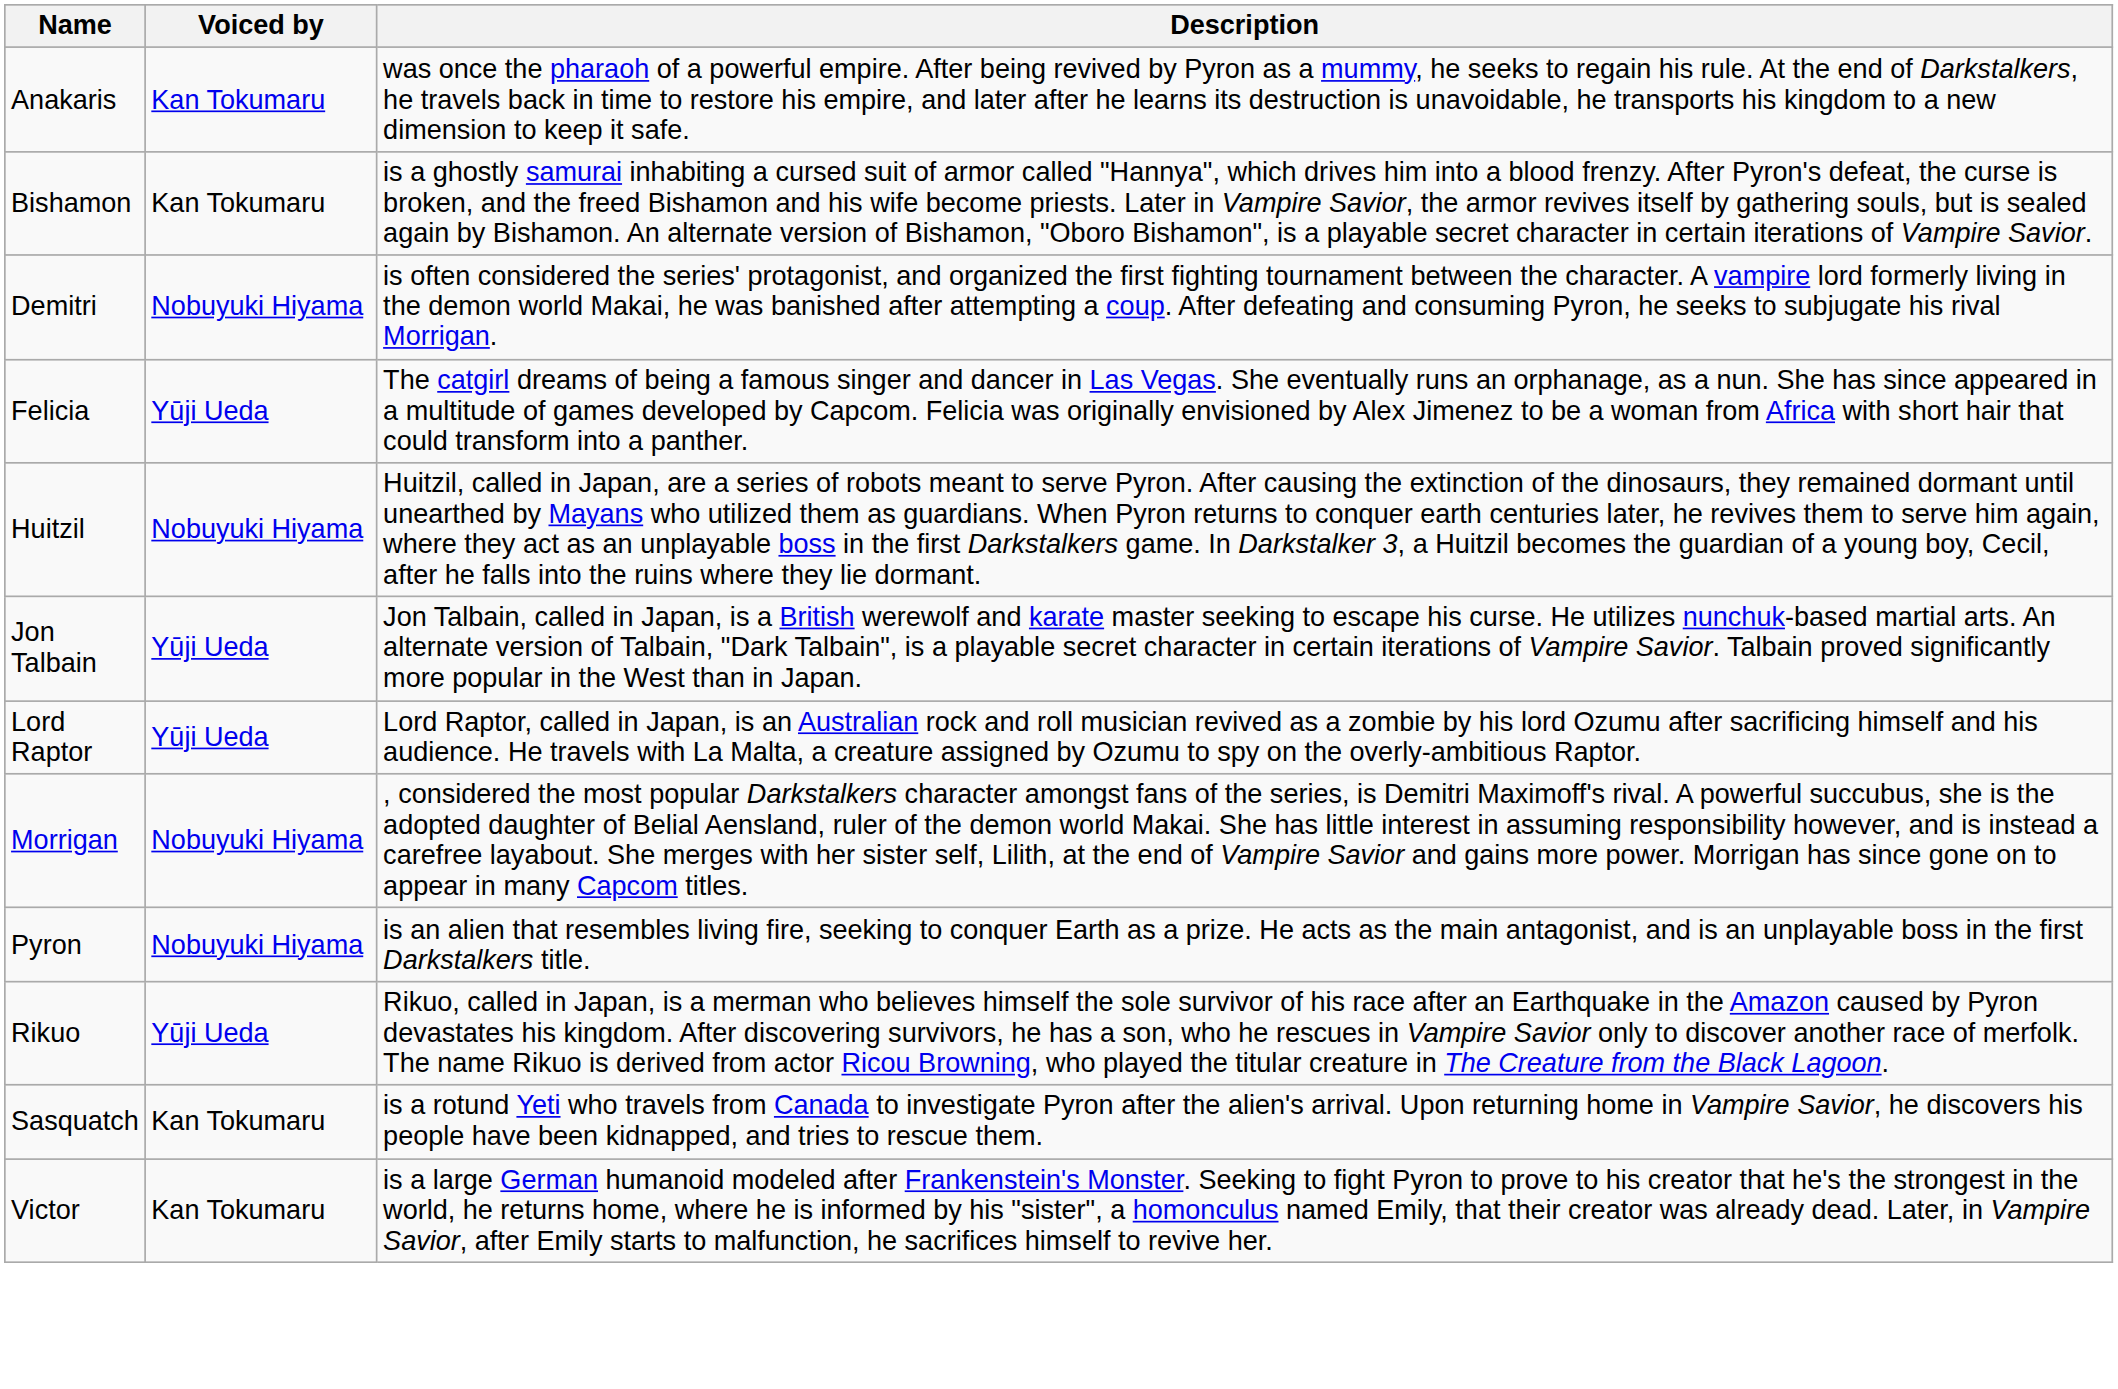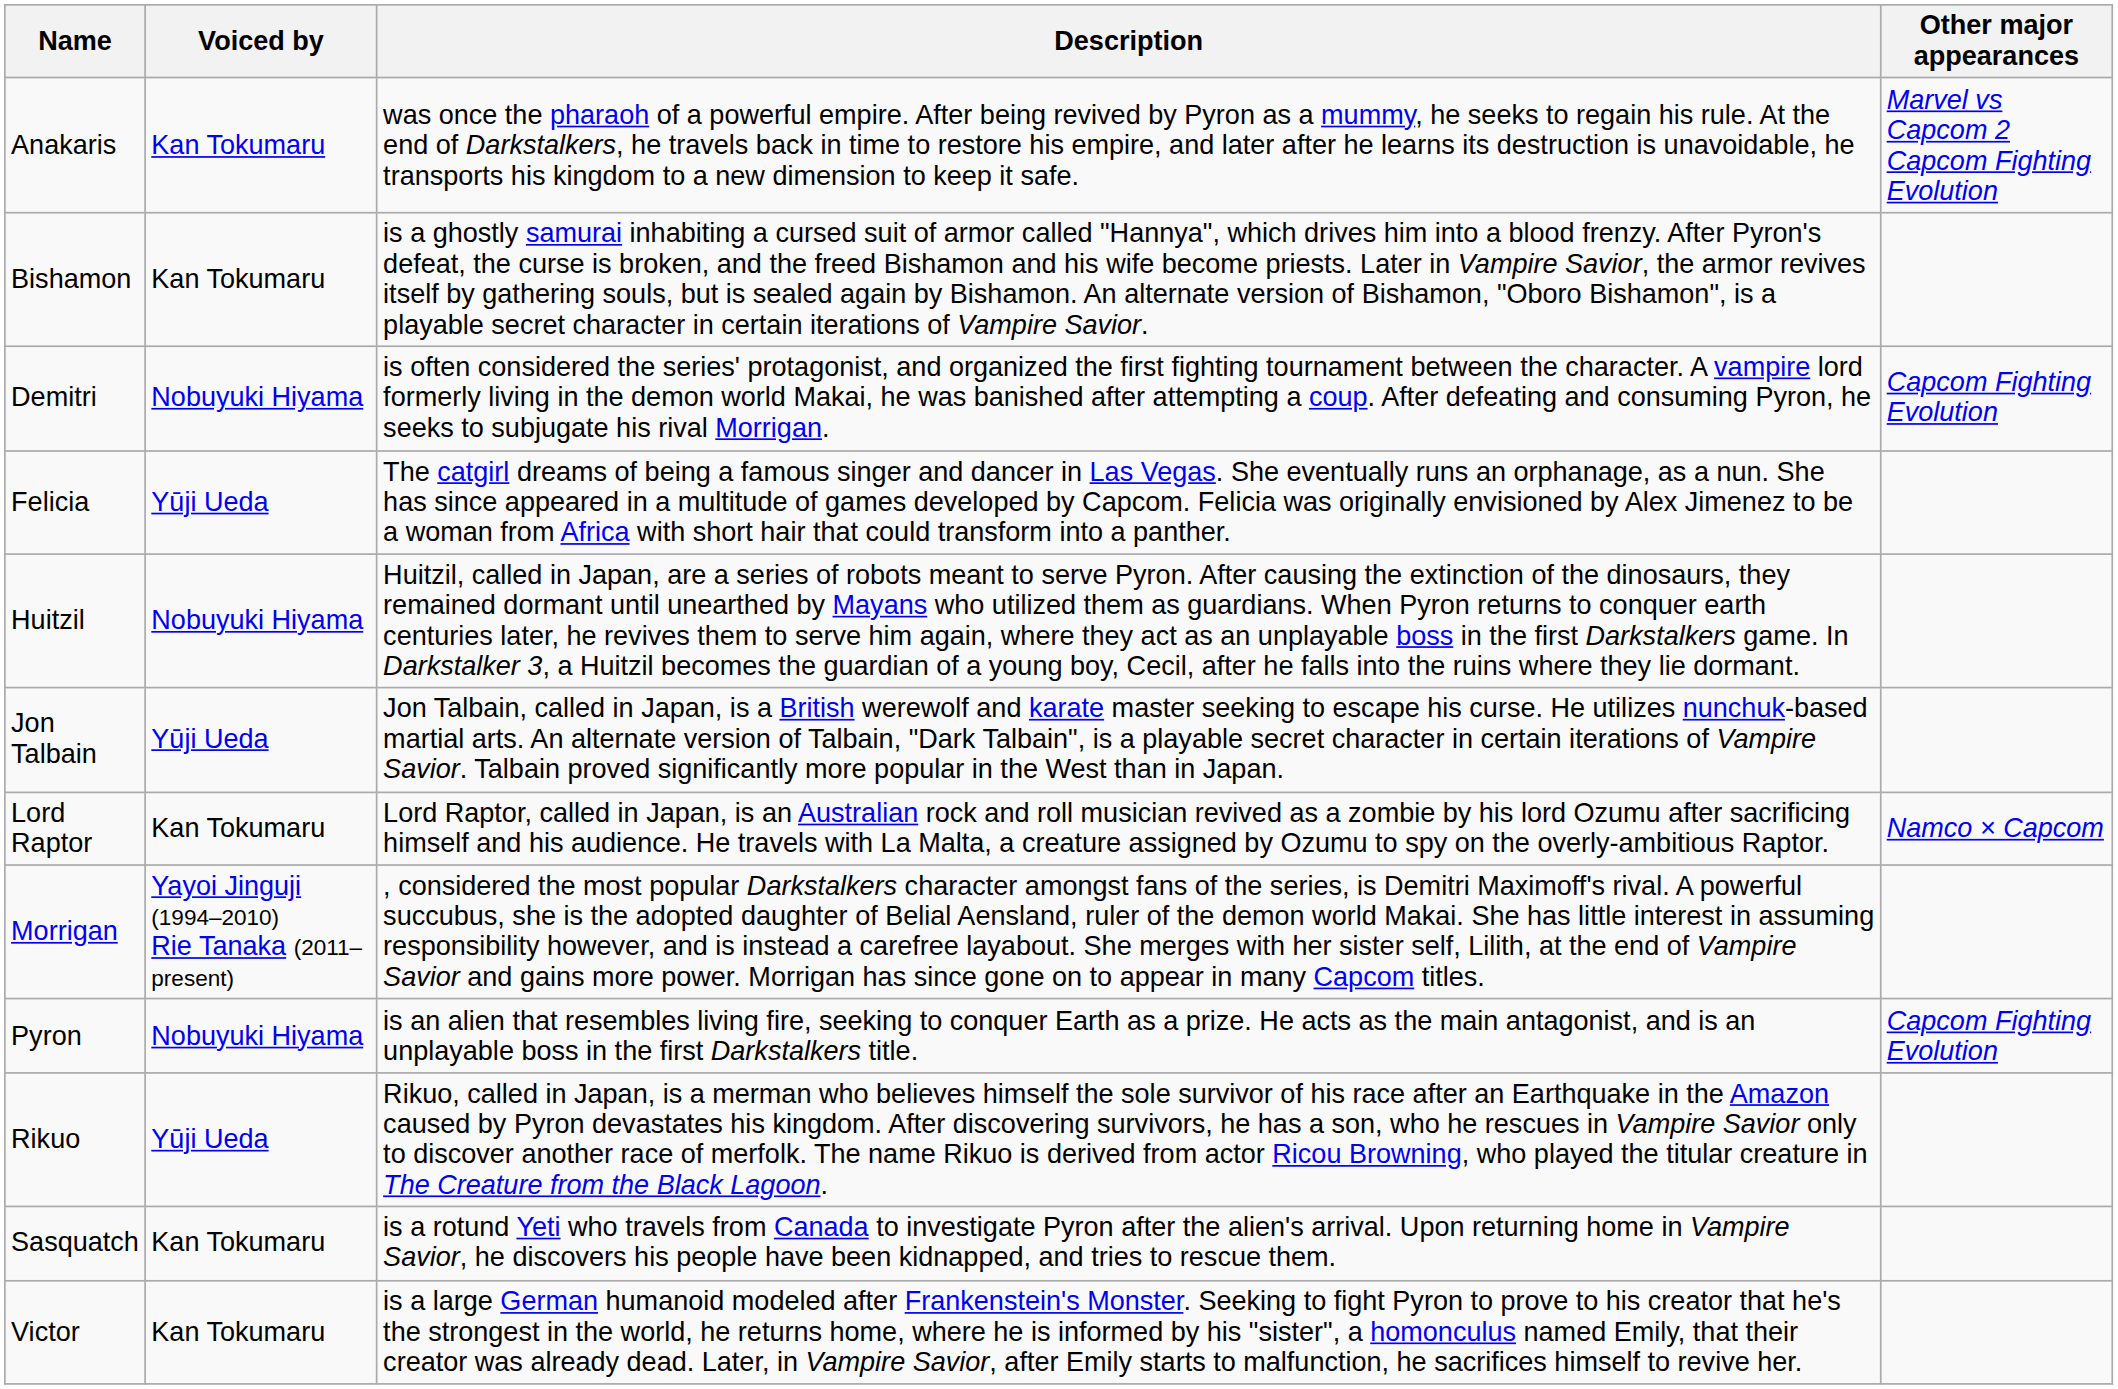+ column: (1996, 41)
(210, 736) Yūji Ueda -> (238, 828) Kan Tokumaru
(257, 840) Nobuyuki Hiyama -> (257, 931) Yayoi Jinguji (1994–2010) Rie Tanaka (2011–present)
